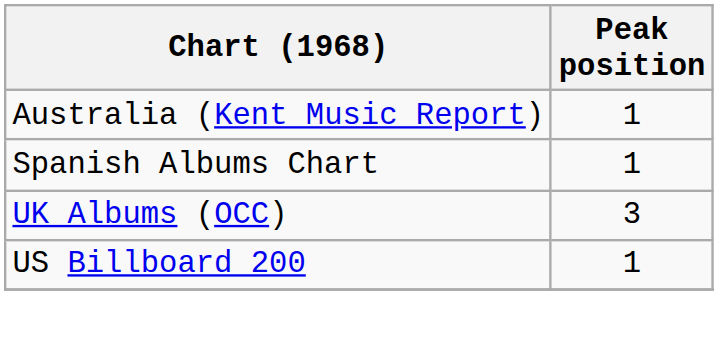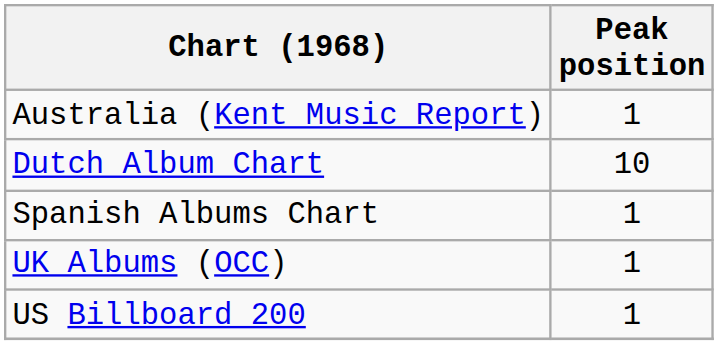+ row: (168, 165)
(632, 215) 3 -> (632, 264) 1
